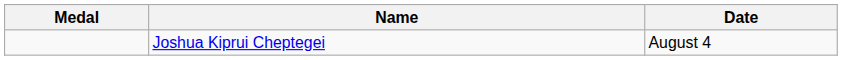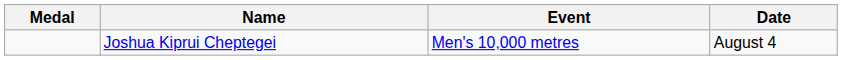+ column: (569, 17)
